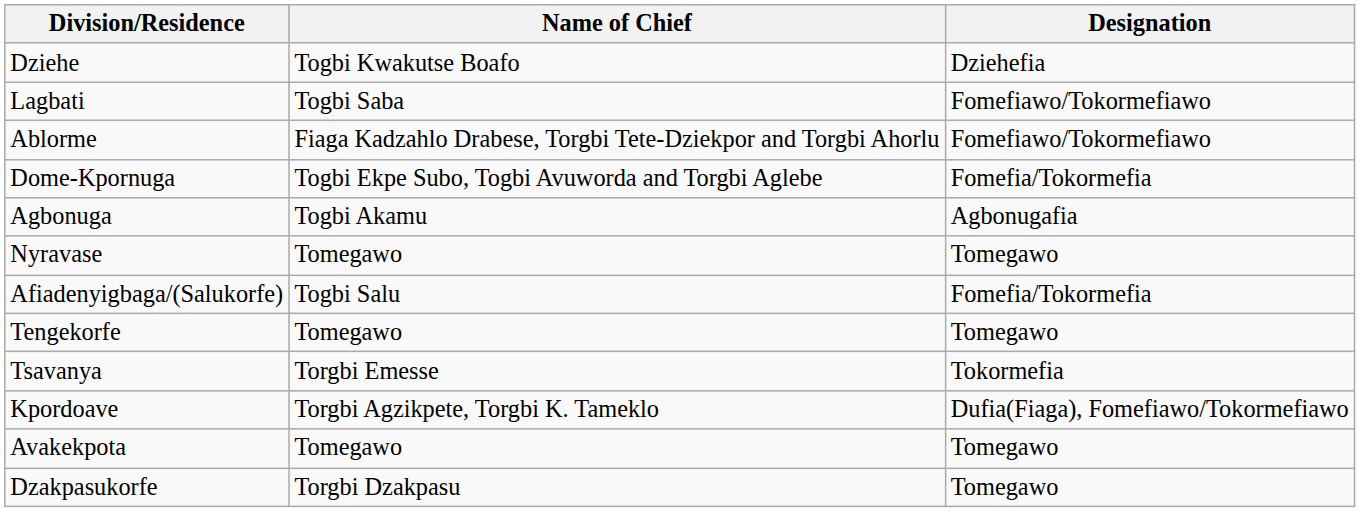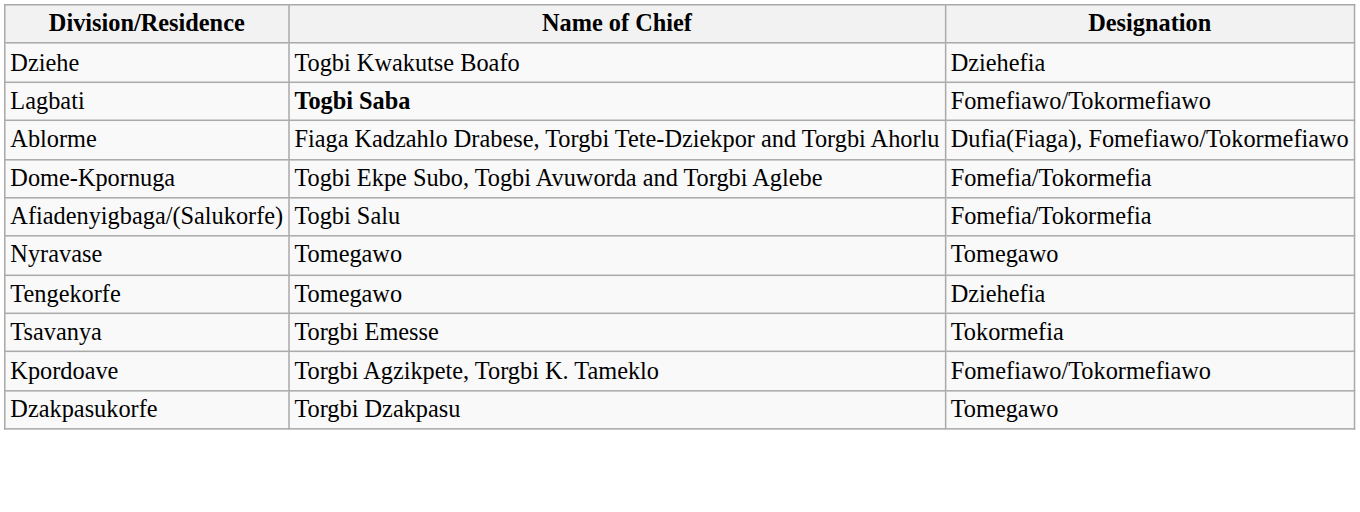(349, 100) normal -> (352, 100) bold
(1081, 139) Fomefiawo/Tokormefiawo -> (1150, 139) Dufia(Fiaga), Fomefiawo/Tokormefiawo
- row: (61, 216)
rows swapped: (147, 293) <-> (56, 255)
(1005, 332) Tomegawo -> (998, 293) Dziehefia
(1150, 409) Dufia(Fiaga), Fomefiawo/Tokormefiawo -> (1081, 370) Fomefiawo/Tokormefiawo
- row: (68, 448)
